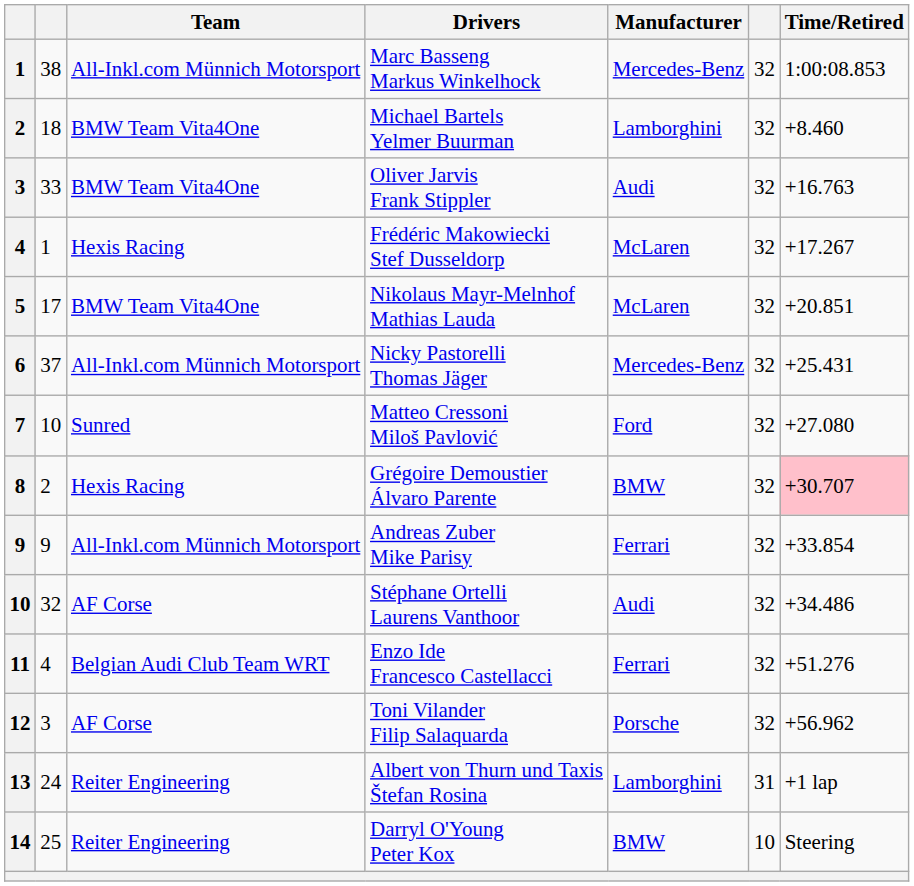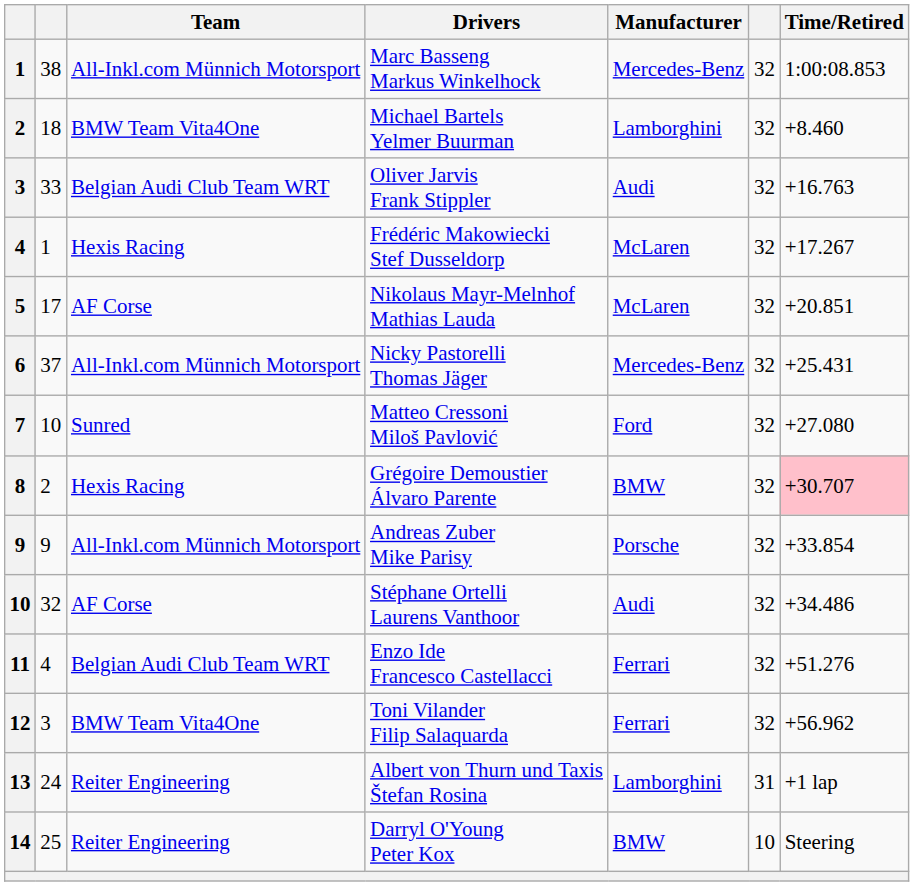(165, 187) BMW Team Vita4One -> (200, 187) Belgian Audi Club Team WRT
(165, 306) BMW Team Vita4One -> (111, 306) AF Corse
(641, 544) Ferrari -> (646, 544) Porsche
(111, 722) AF Corse -> (165, 722) BMW Team Vita4One
(646, 722) Porsche -> (641, 722) Ferrari
